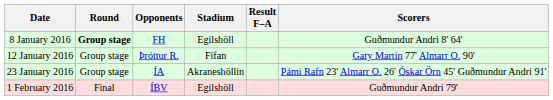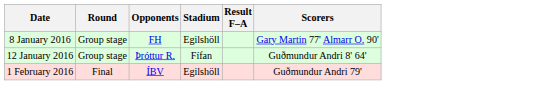(104, 39) bold -> (102, 39) normal
(414, 39) Guðmundur Andri 8' 64' -> (318, 39) Gary Martin 77' Almarr O. 90'
(414, 55) Gary Martin 77' Almarr O. 90' -> (318, 55) Guðmundur Andri 8' 64'
- row: (40, 71)
